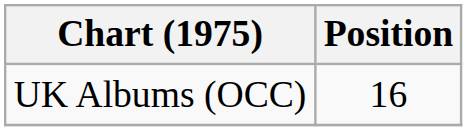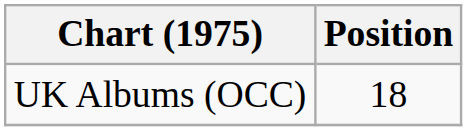(388, 93) 16 -> (388, 93) 18
